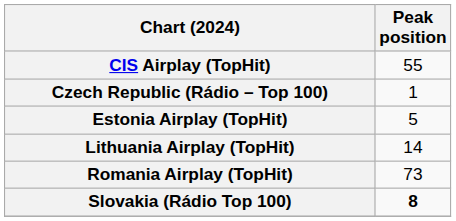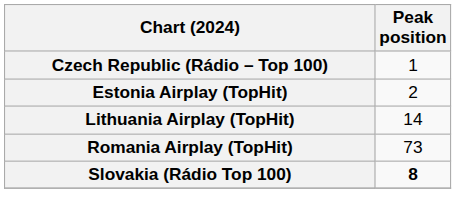- row: (190, 65)
(413, 119) 5 -> (413, 92) 2
